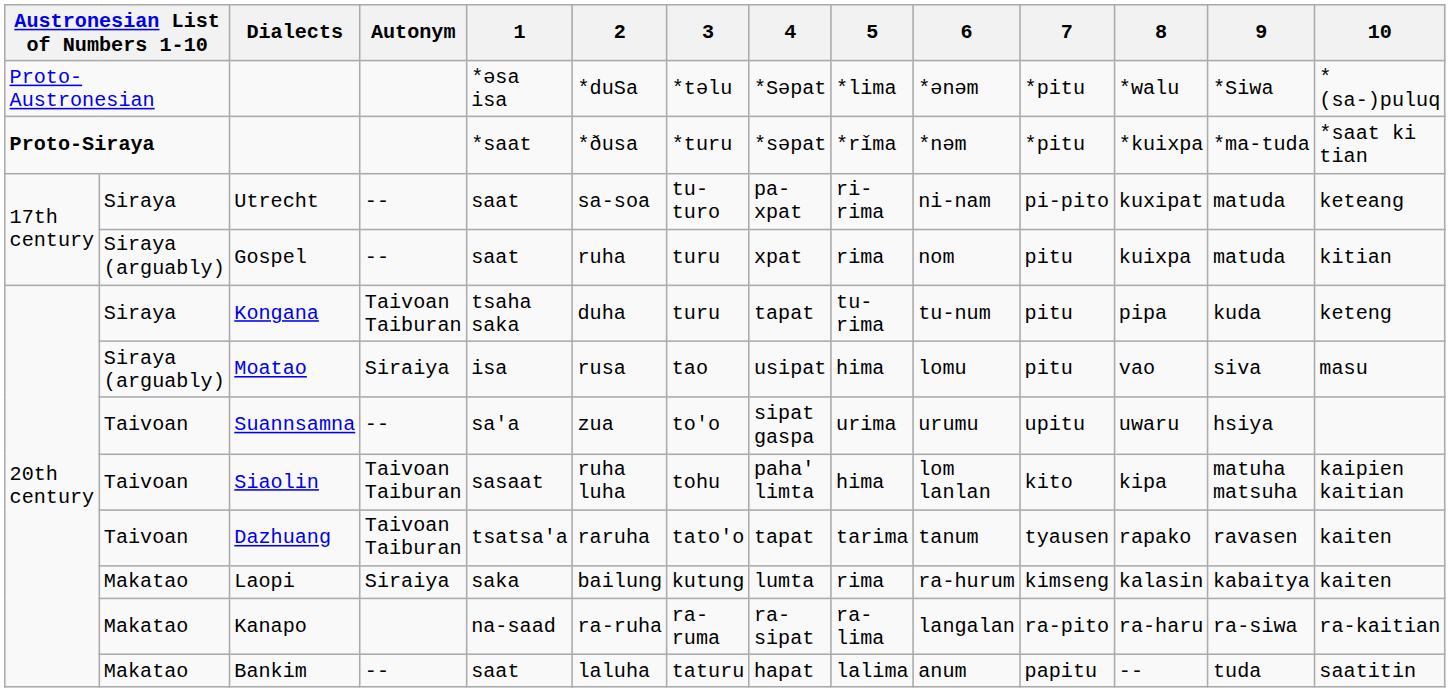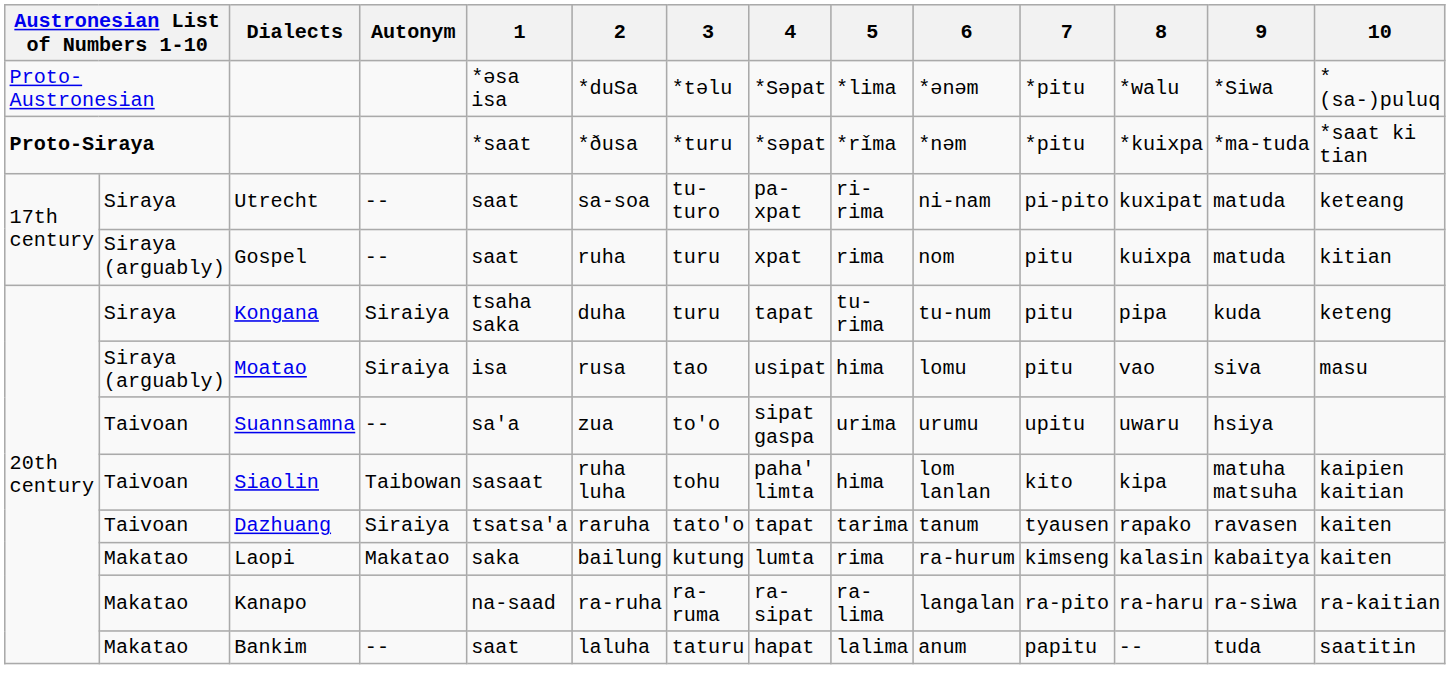(413, 313) Taivoan Taiburan -> (407, 313) Siraiya
(413, 482) Taivoan Taiburan -> (413, 482) Taibowan
(413, 538) Taivoan Taiburan -> (407, 526) Siraiya
(407, 582) Siraiya -> (407, 559) Makatao
